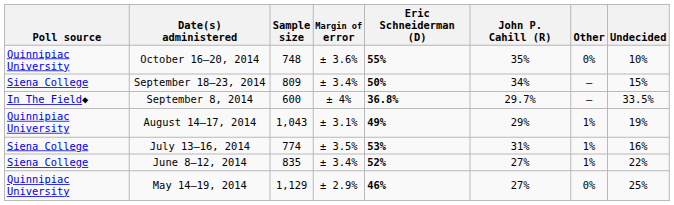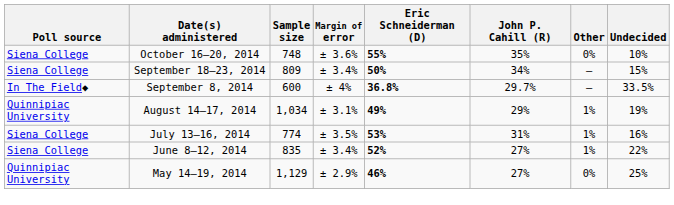(38, 60) Quinnipiac University -> (48, 54) Siena College
(292, 123) 1,043 -> (292, 111) 1,034
